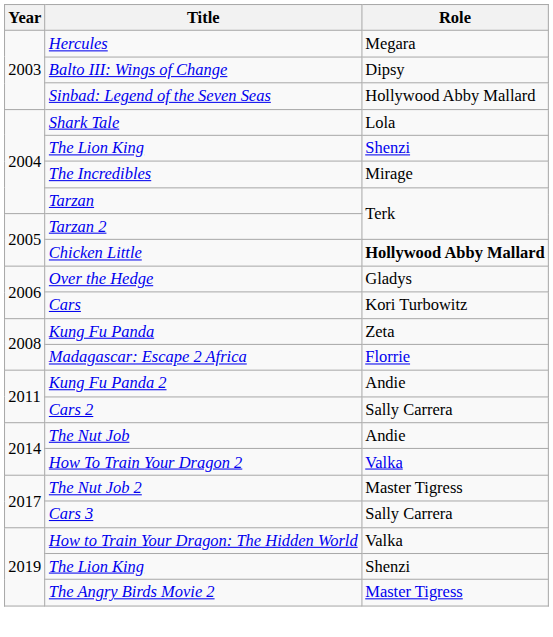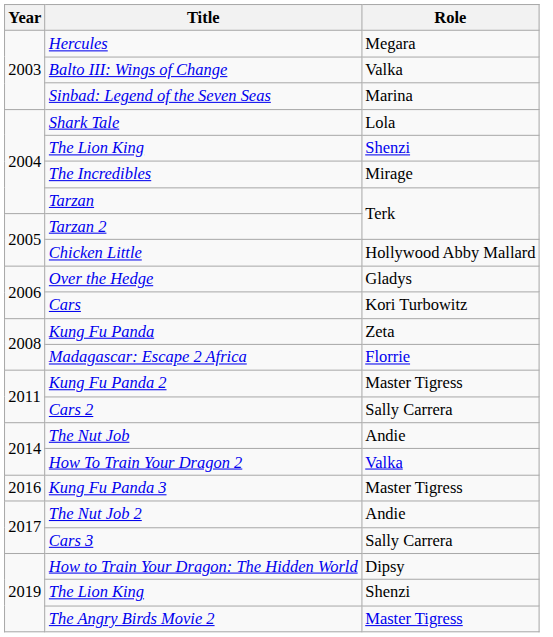(385, 69) Dipsy -> (384, 69) Valka
(450, 95) Hollywood Abby Mallard -> (389, 95) Marina
(455, 252) bold -> (450, 252) normal
(385, 383) Andie -> (414, 383) Master Tigress
+ row: (25, 488)
(414, 488) Master Tigress -> (385, 514) Andie
(384, 540) Valka -> (385, 566) Dipsy
